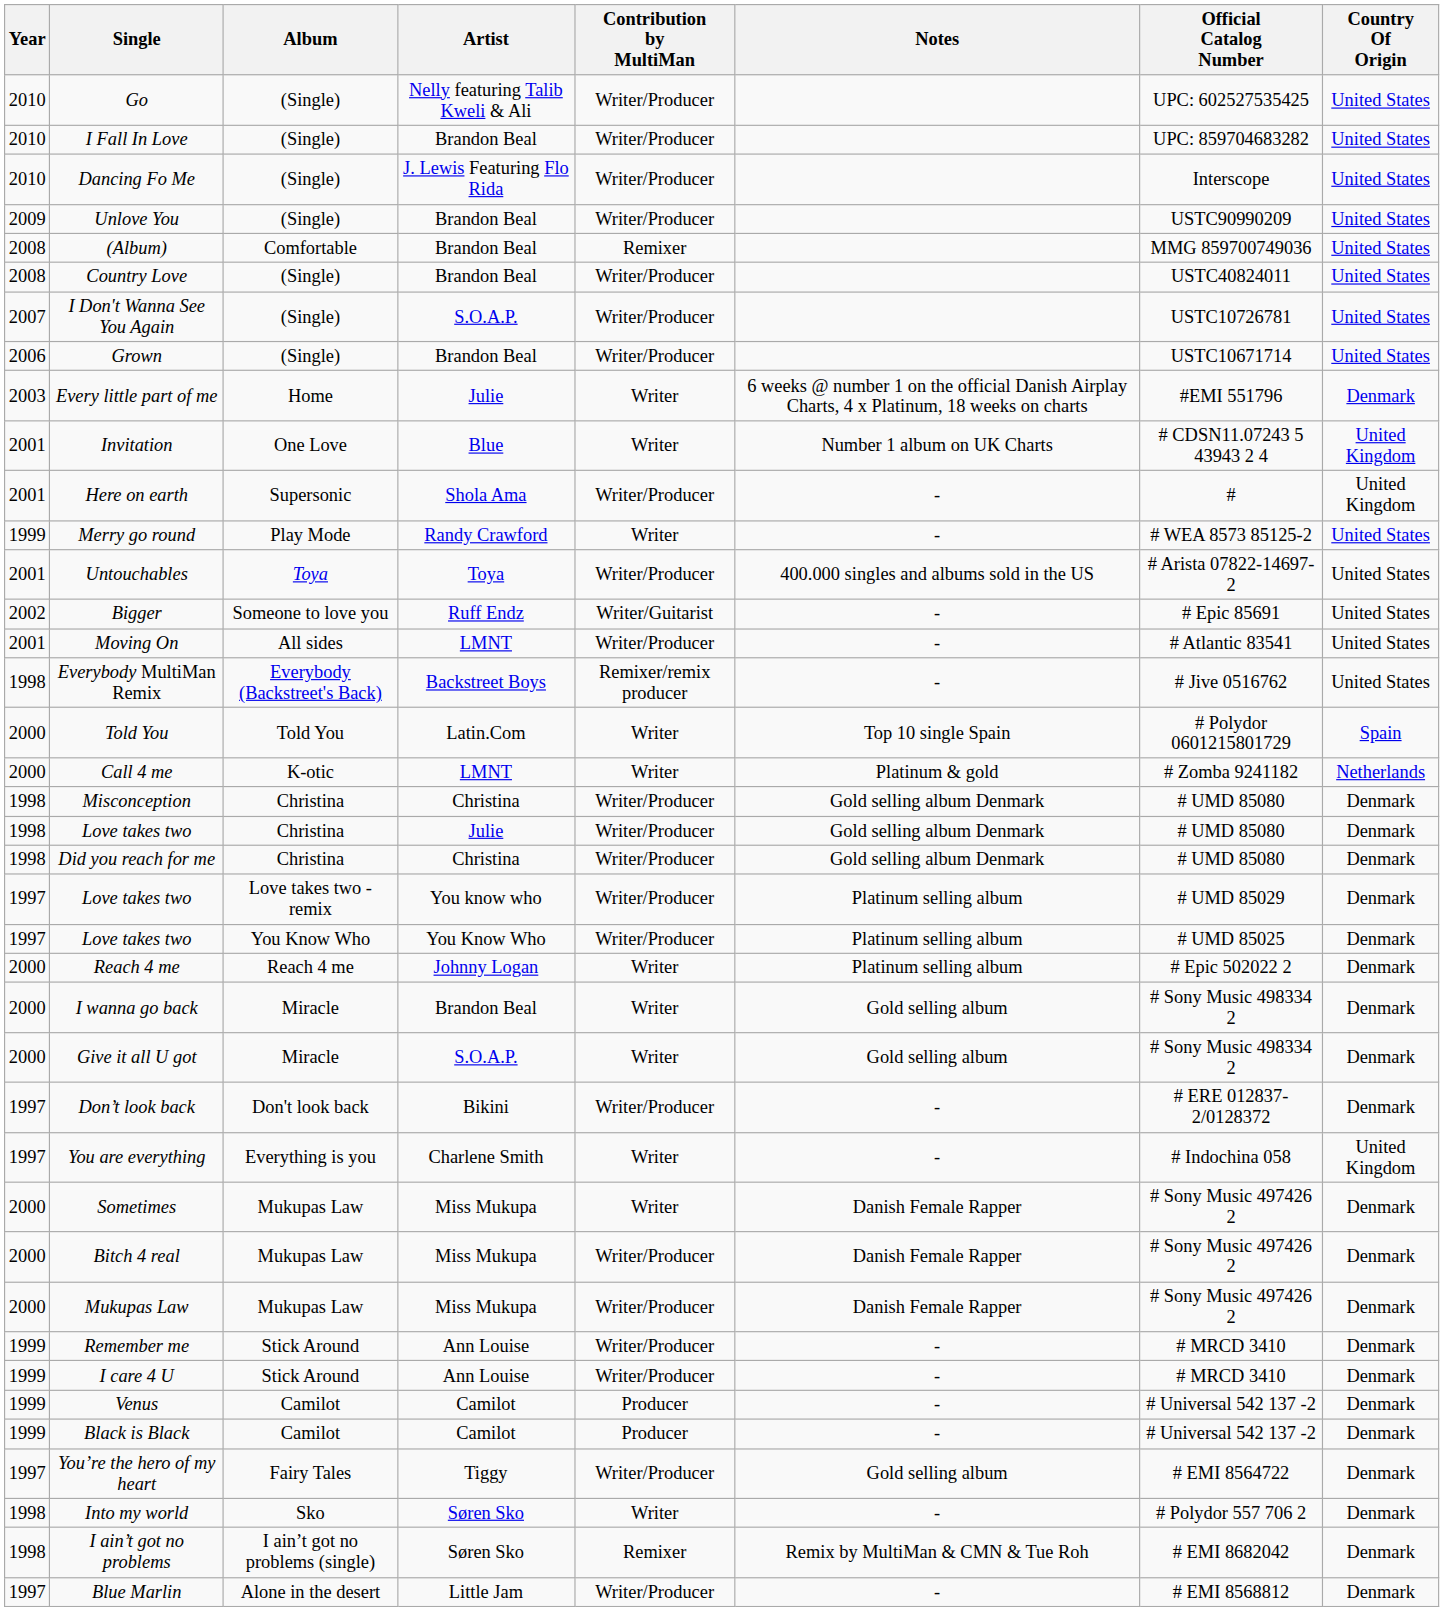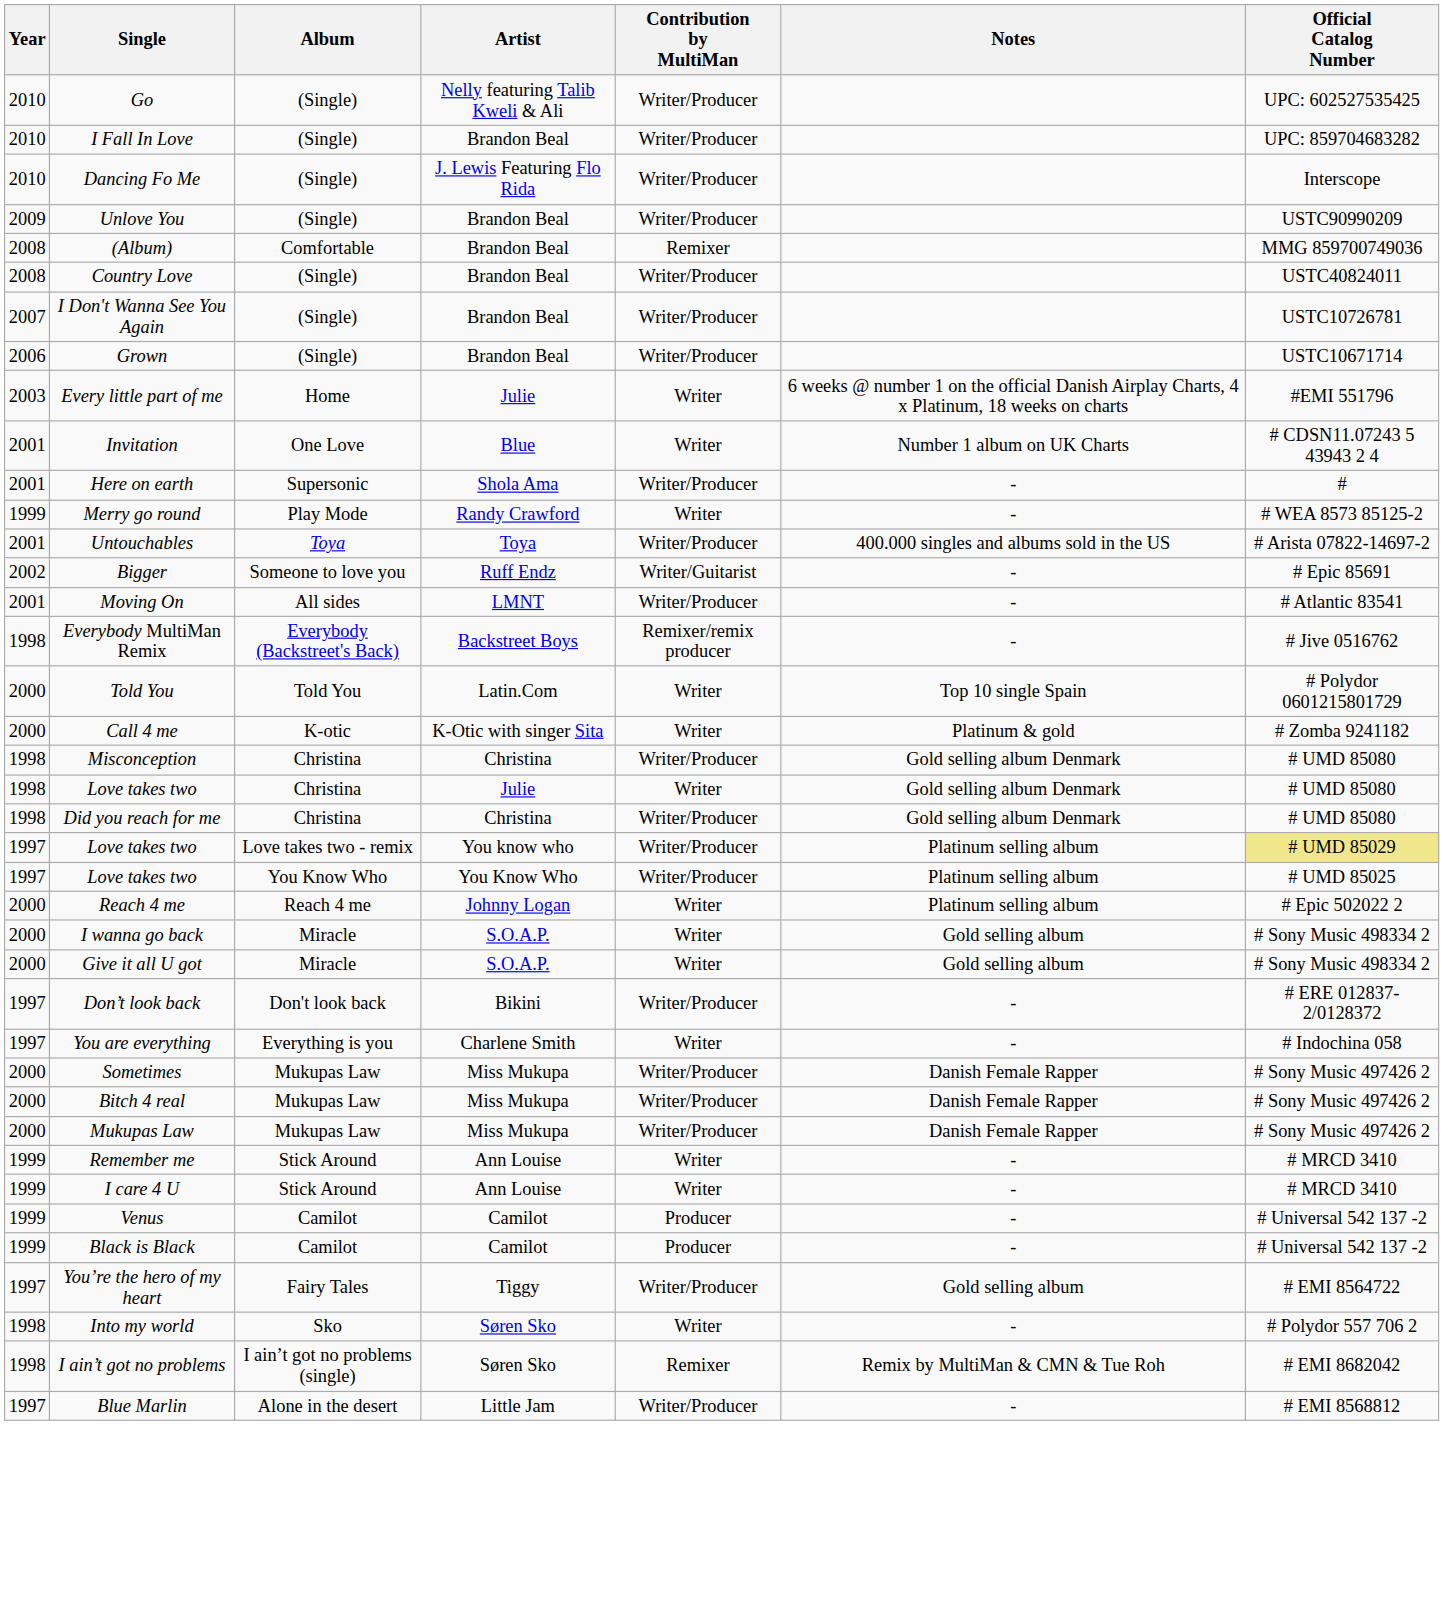- column: (1381, 39)
(486, 316) S.O.A.P. -> (518, 316) Brandon Beal
(486, 772) LMNT -> (518, 730) K-Otic with singer Sita
(655, 830) Writer/Producer -> (698, 789) Writer
(1231, 899) no background -> (1342, 847) khaki background
(486, 1007) Brandon Beal -> (518, 934) S.O.A.P.
(655, 1206) Writer -> (698, 1072) Writer/Producer
(655, 1346) Writer/Producer -> (698, 1159) Writer
(655, 1375) Writer/Producer -> (698, 1189) Writer
